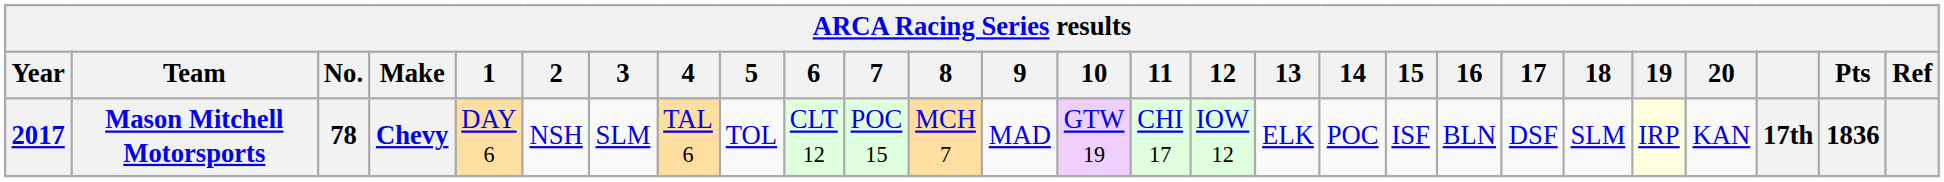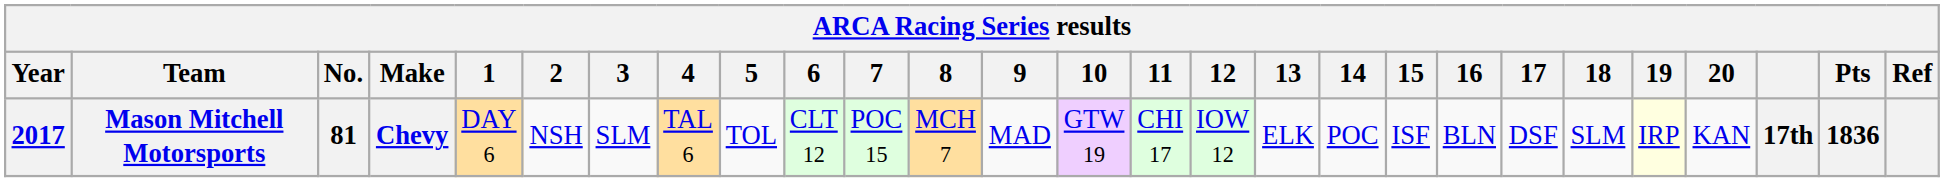(343, 136) 78 -> (343, 136) 81
